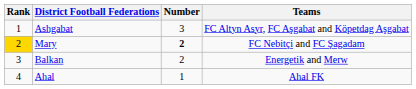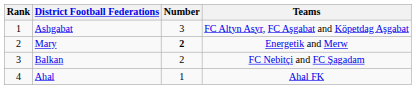(18, 44) gold background -> (18, 44) no background
(307, 44) FC Nebitçi and FC Şagadam -> (307, 44) Energetik and Merw
(307, 60) Energetik and Merw -> (307, 60) FC Nebitçi and FC Şagadam
